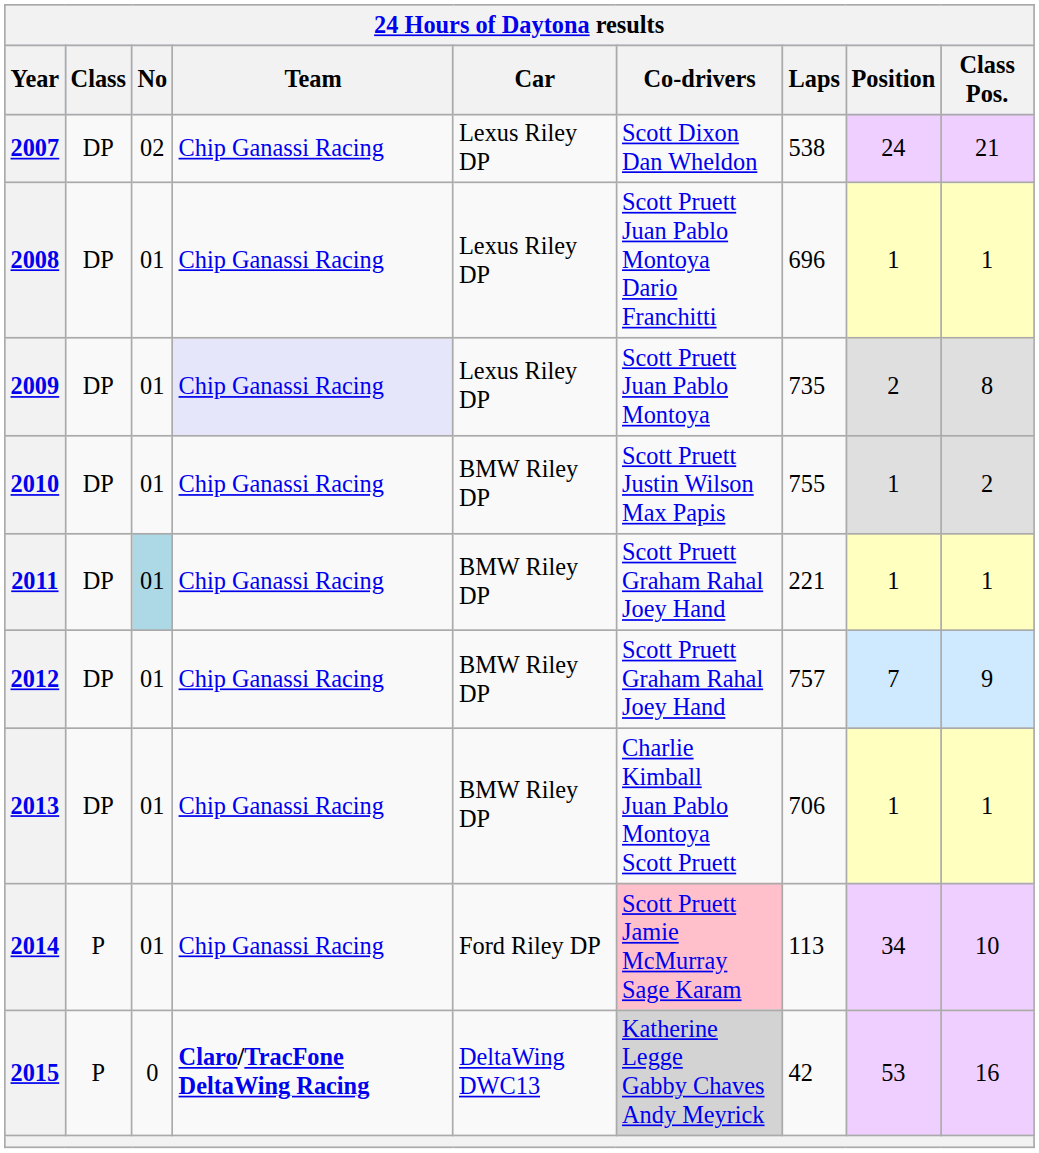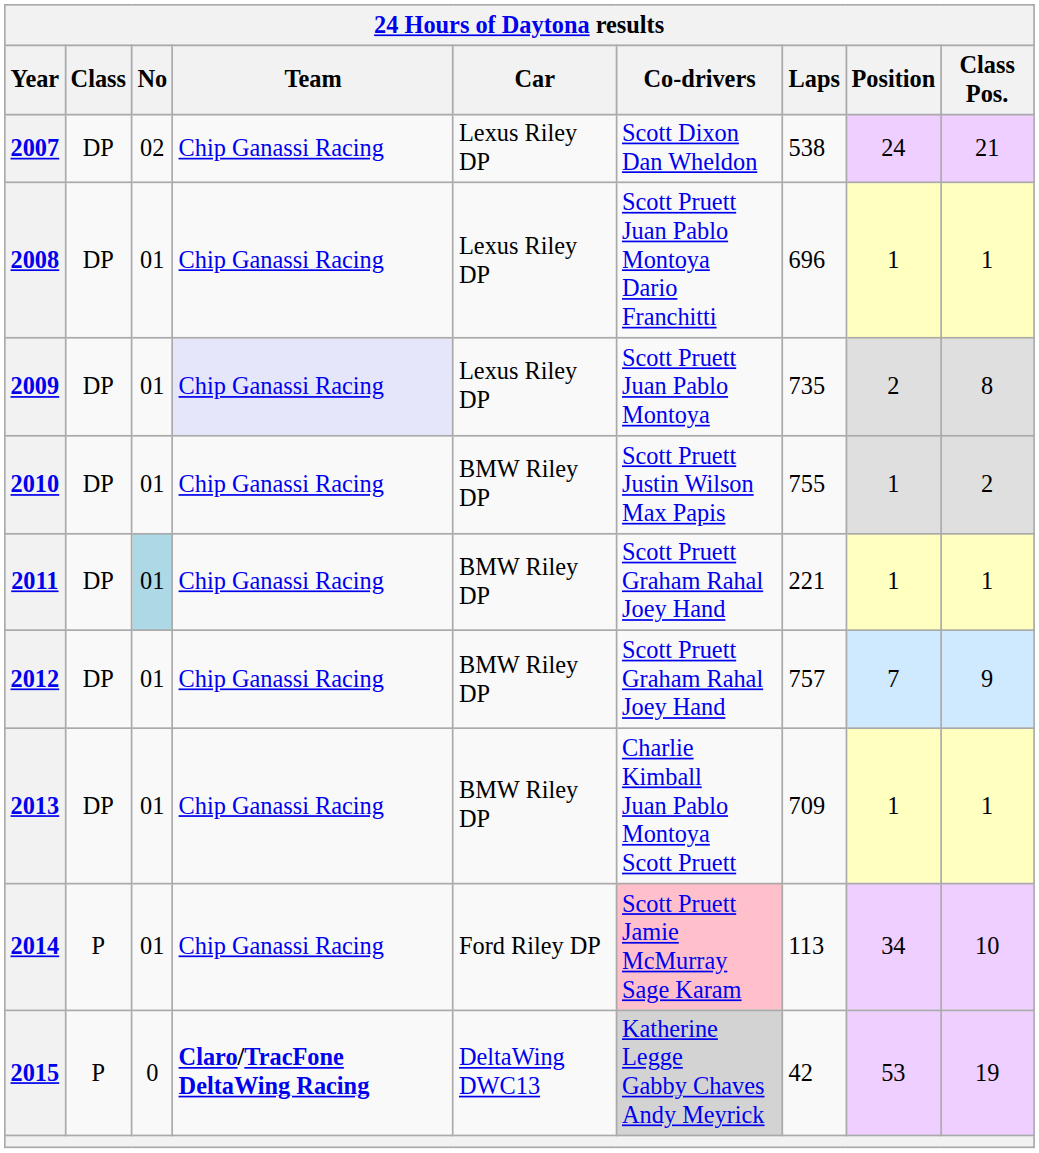(807, 805) 706 -> (807, 805) 709
(987, 1072) 16 -> (987, 1072) 19
